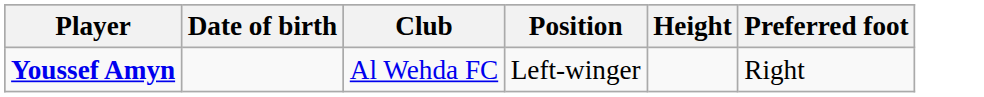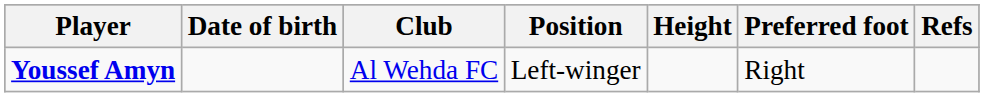+ column: (947, 26)
